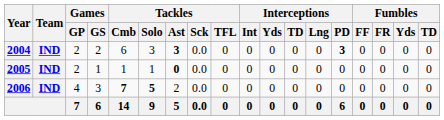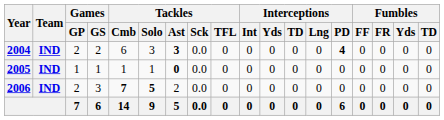(342, 50) 3 -> (342, 50) 4
(77, 69) 2 -> (77, 69) 1
(77, 87) 4 -> (77, 87) 2
